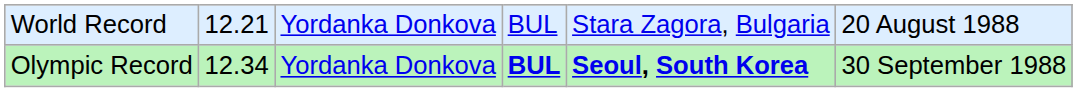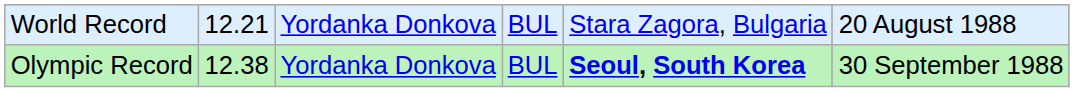(237, 65) 12.34 -> (237, 65) 12.38
(534, 65) bold -> (533, 65) normal
